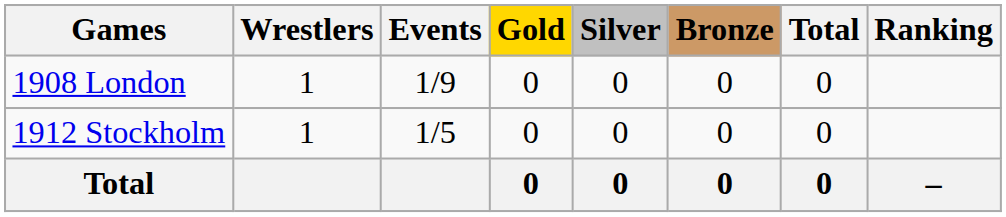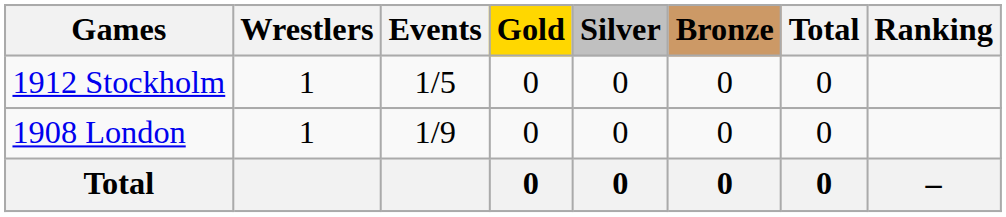rows swapped: (99, 81) <-> (119, 132)
